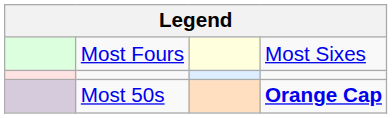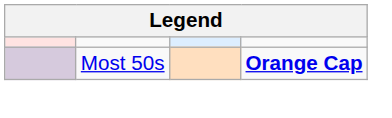- row: (132, 53)
